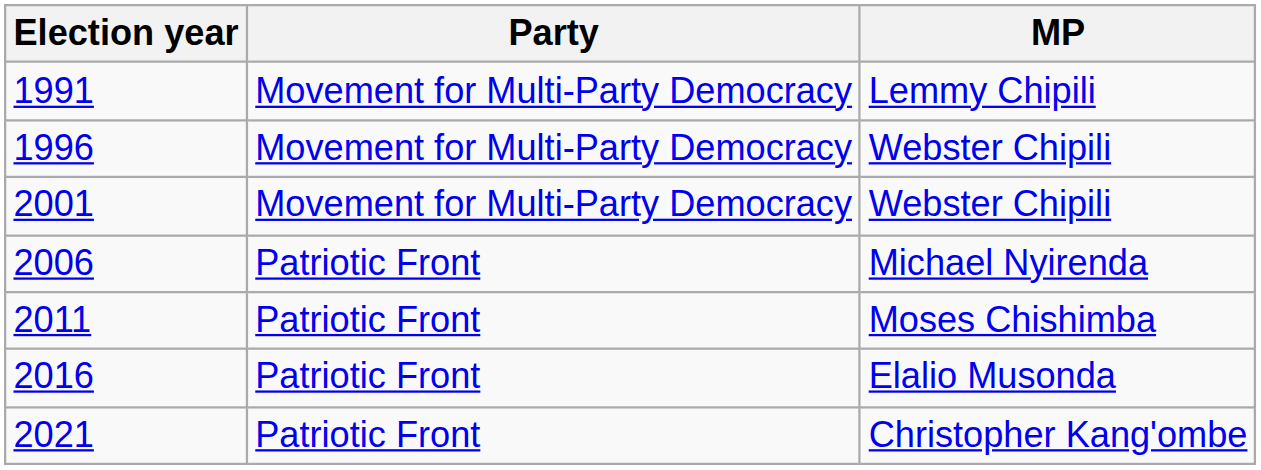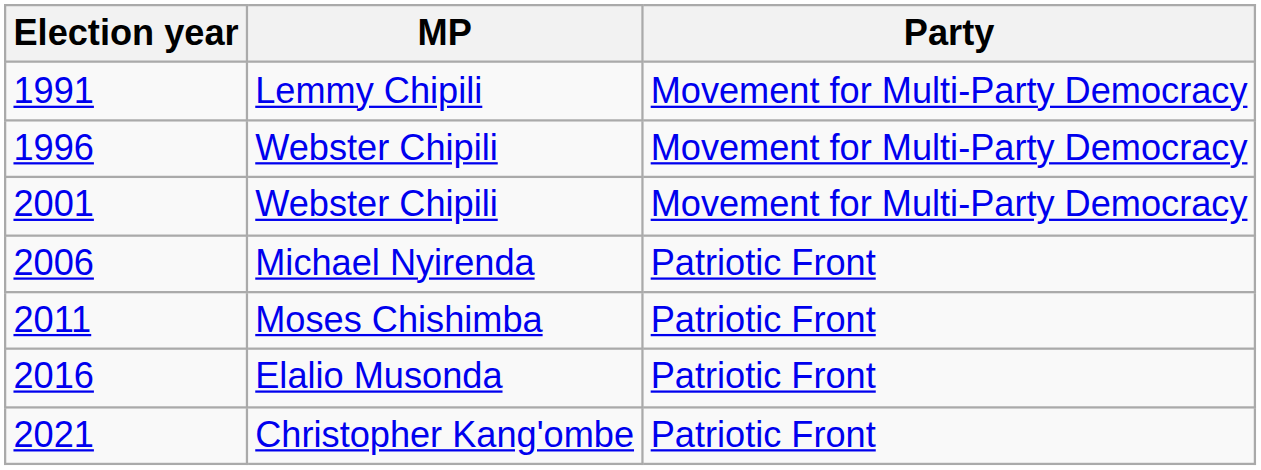columns swapped: (1058, 33) <-> (554, 33)
